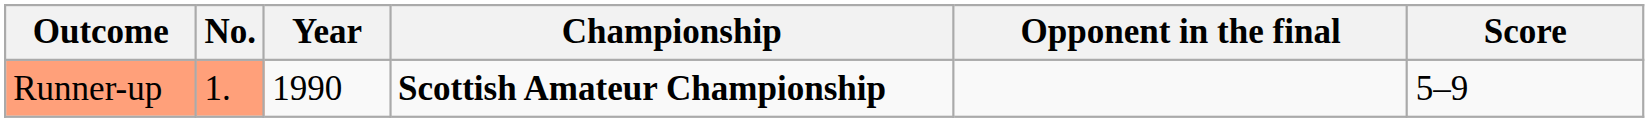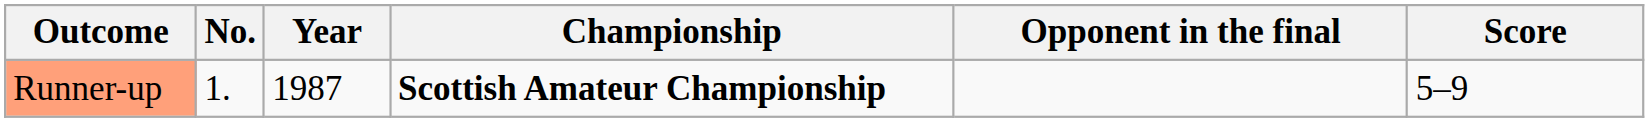(218, 87) lightsalmon background -> (218, 87) no background
(307, 87) 1990 -> (307, 87) 1987
